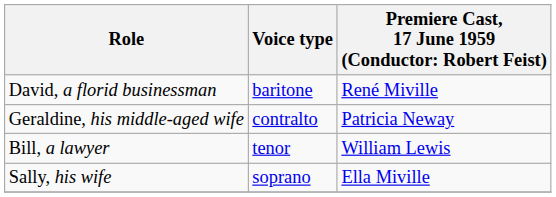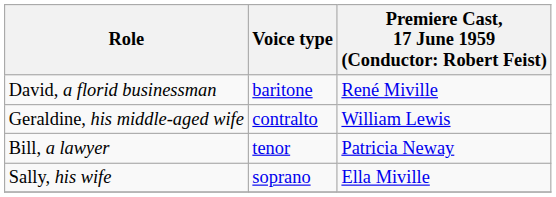(398, 118) Patricia Neway -> (396, 118) William Lewis
(396, 148) William Lewis -> (398, 148) Patricia Neway
